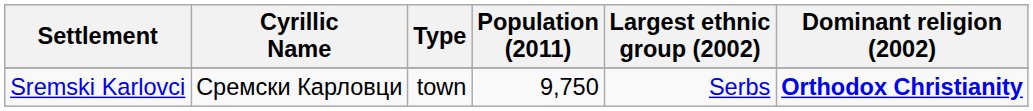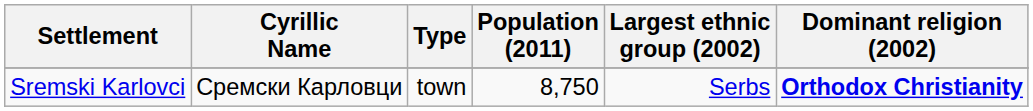(569, 86) 9,750 -> (569, 86) 8,750
